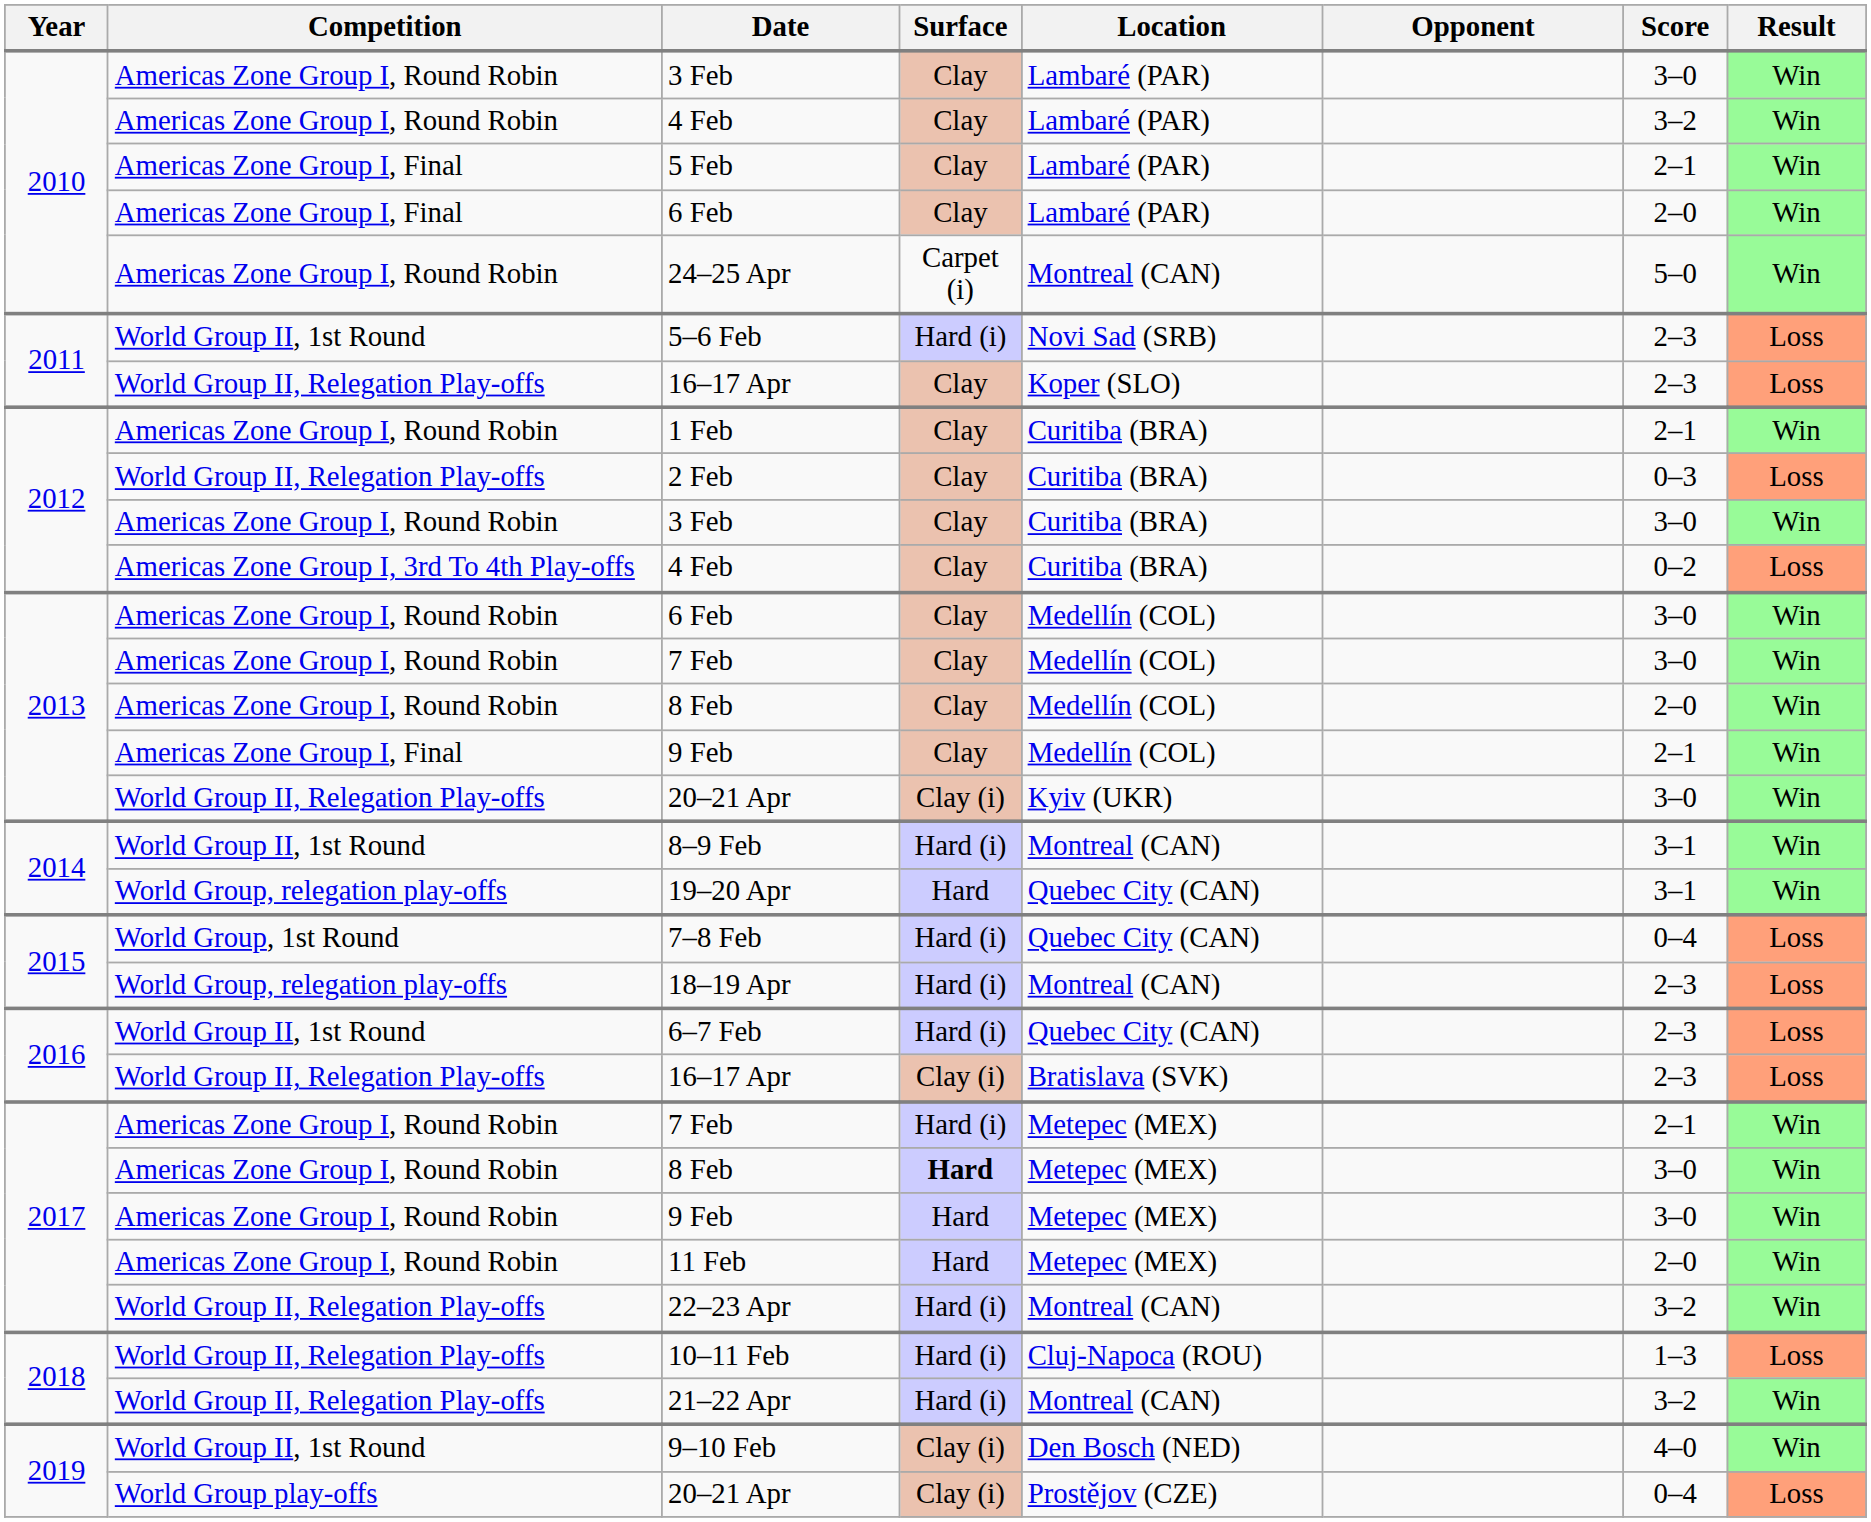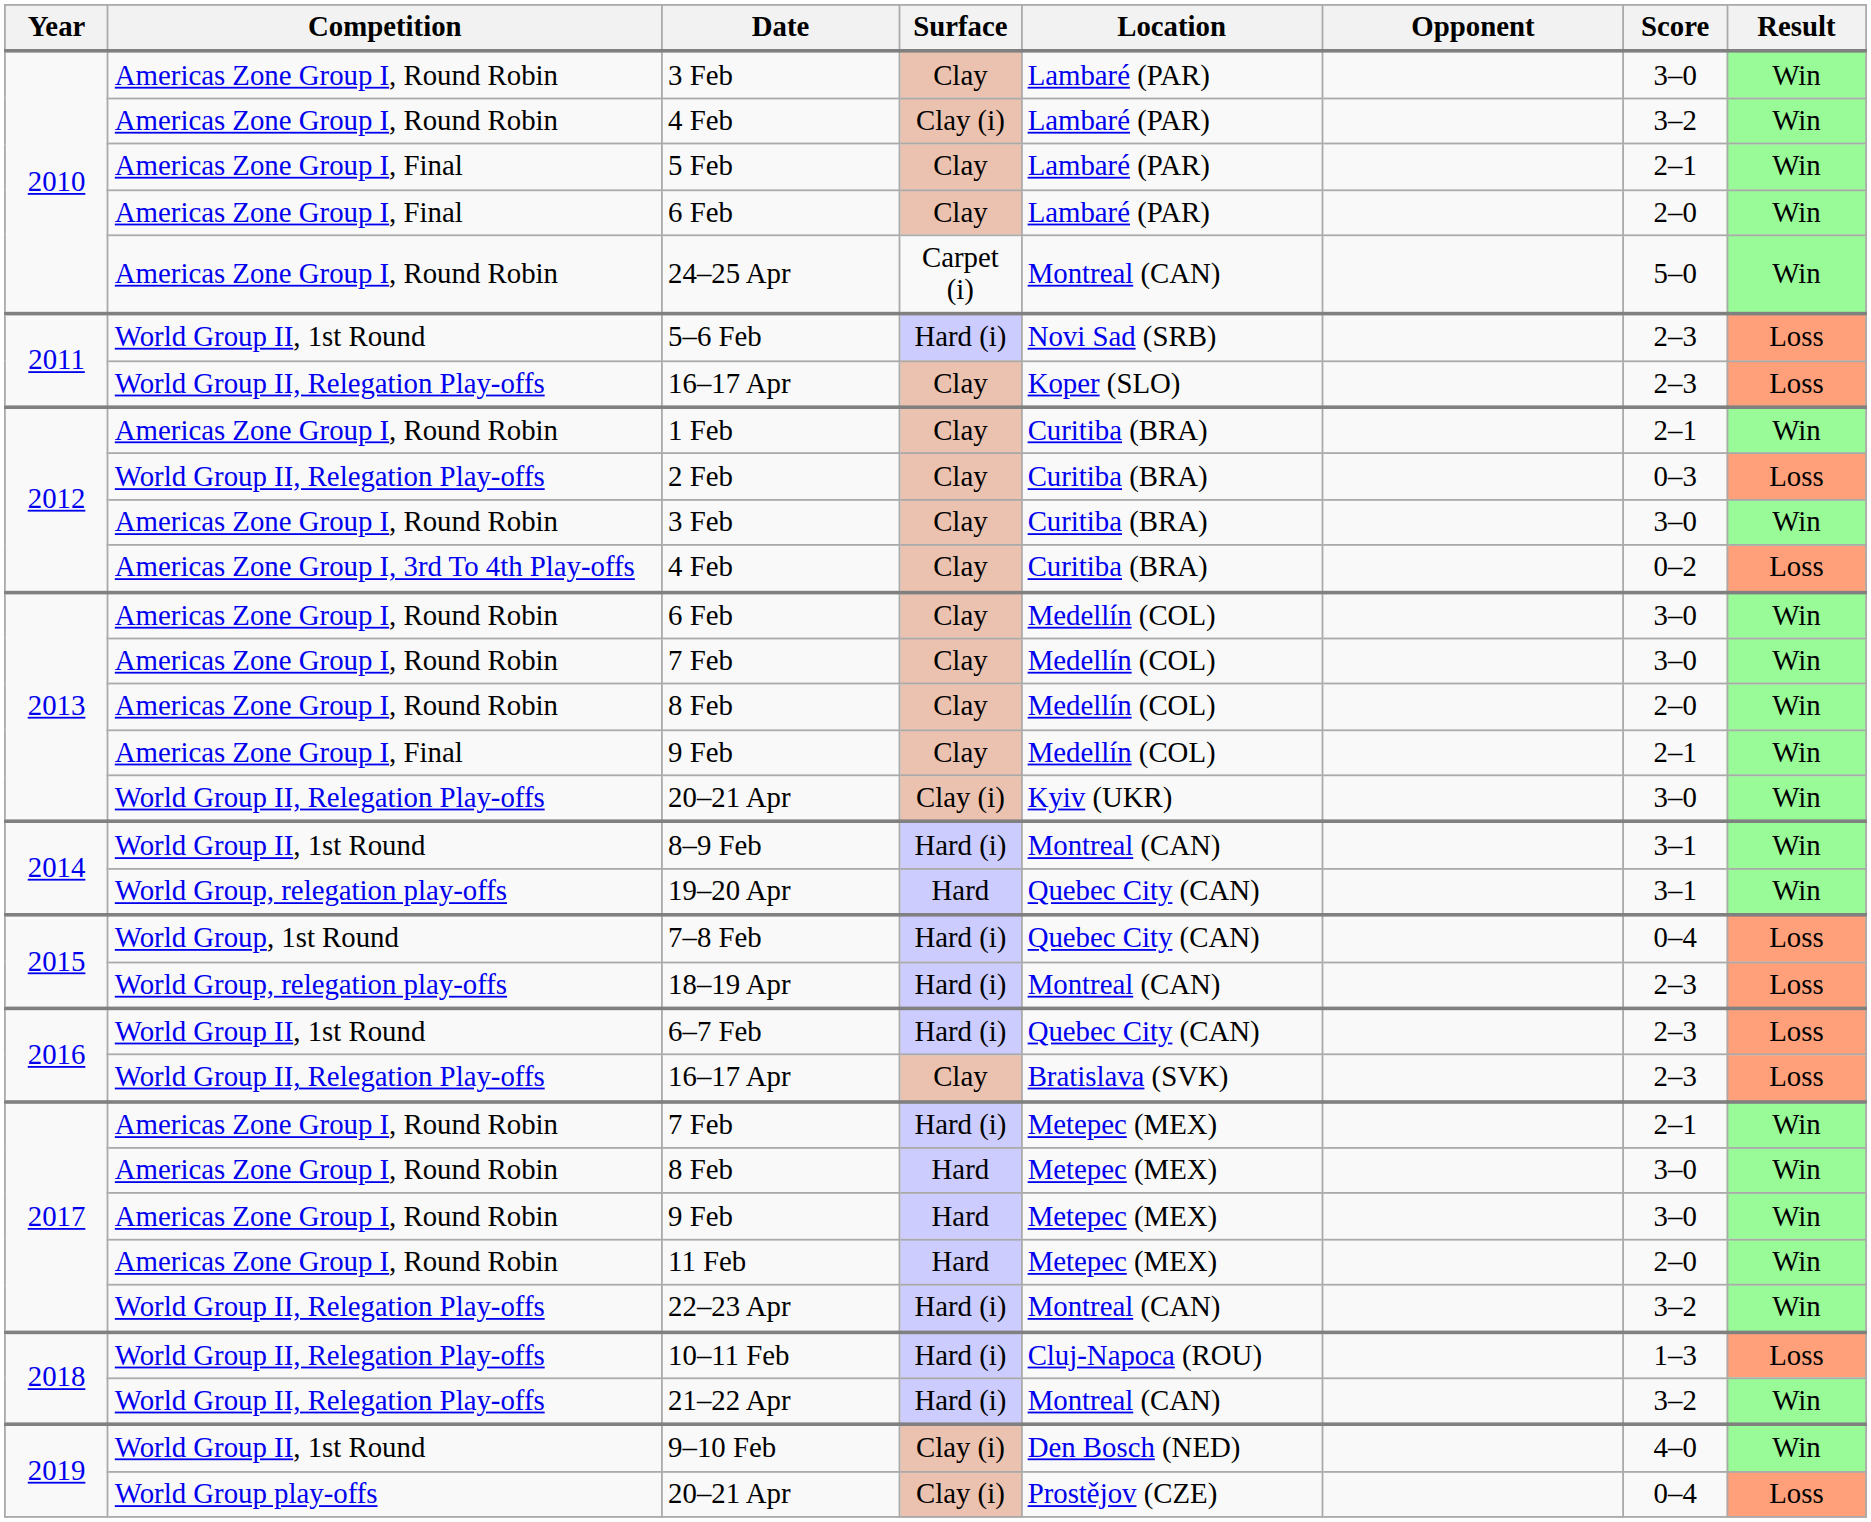(960, 120) Clay -> (960, 120) Clay (i)
(960, 1077) Clay (i) -> (960, 1077) Clay
(960, 1170) bold -> (960, 1170) normal
